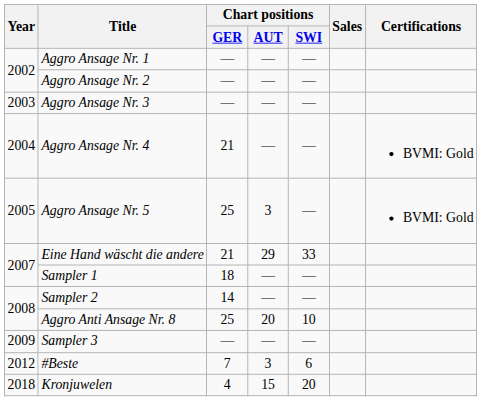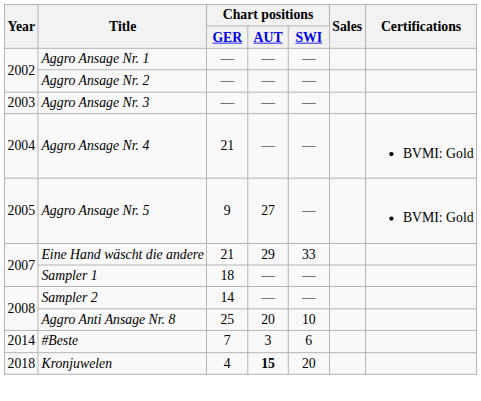(227, 210) 25 -> (227, 210) 9
(268, 210) 3 -> (268, 210) 27
- row: (70, 341)
(21, 363) 2012 -> (21, 341) 2014
(268, 385) normal -> (268, 363) bold
